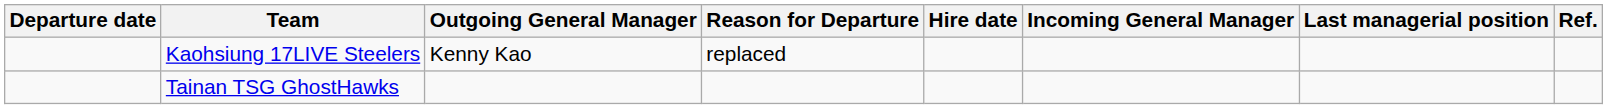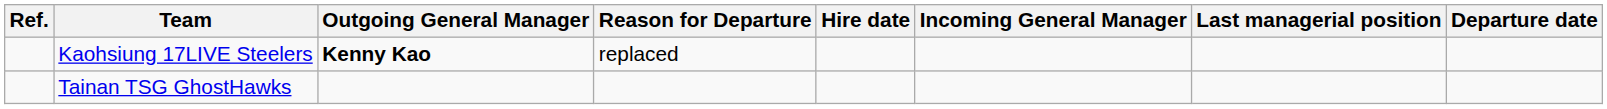columns swapped: (83, 20) <-> (1578, 20)
(481, 53) normal -> (377, 53) bold
